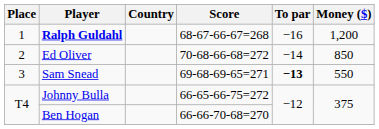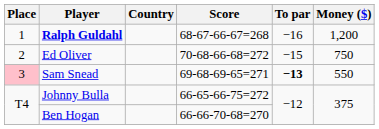(293, 54) −14 -> (293, 54) −15
(344, 54) 850 -> (344, 54) 750
(22, 74) no background -> (22, 74) pink background
